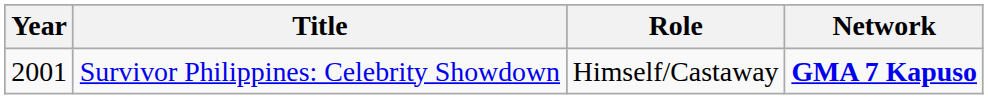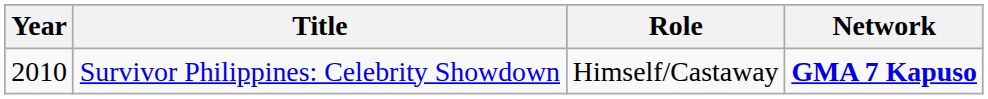(39, 70) 2001 -> (39, 70) 2010
